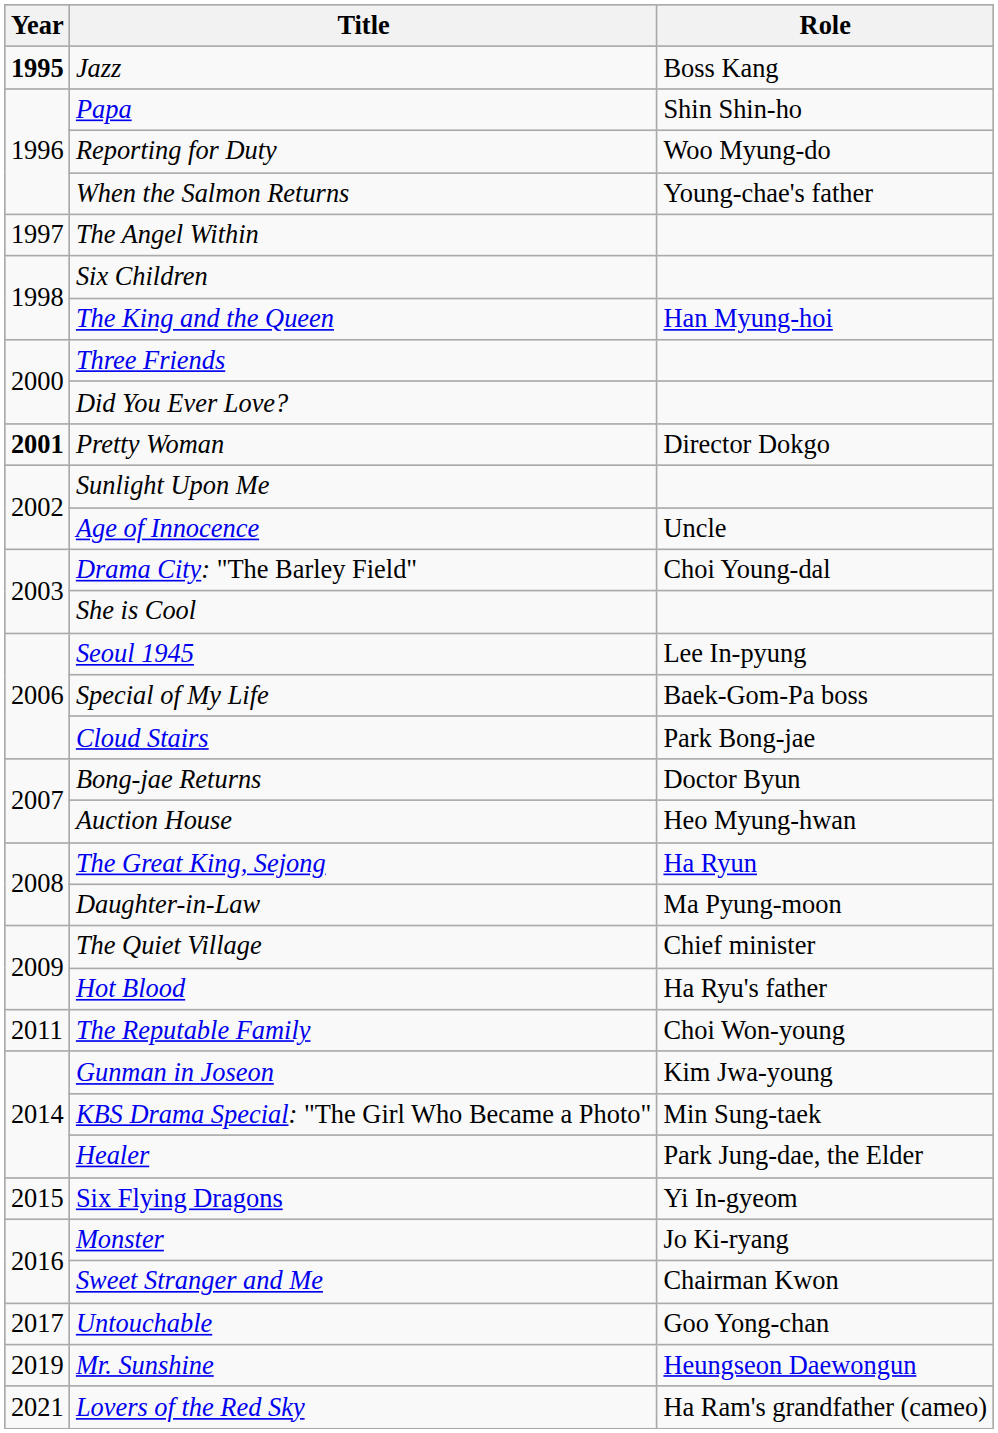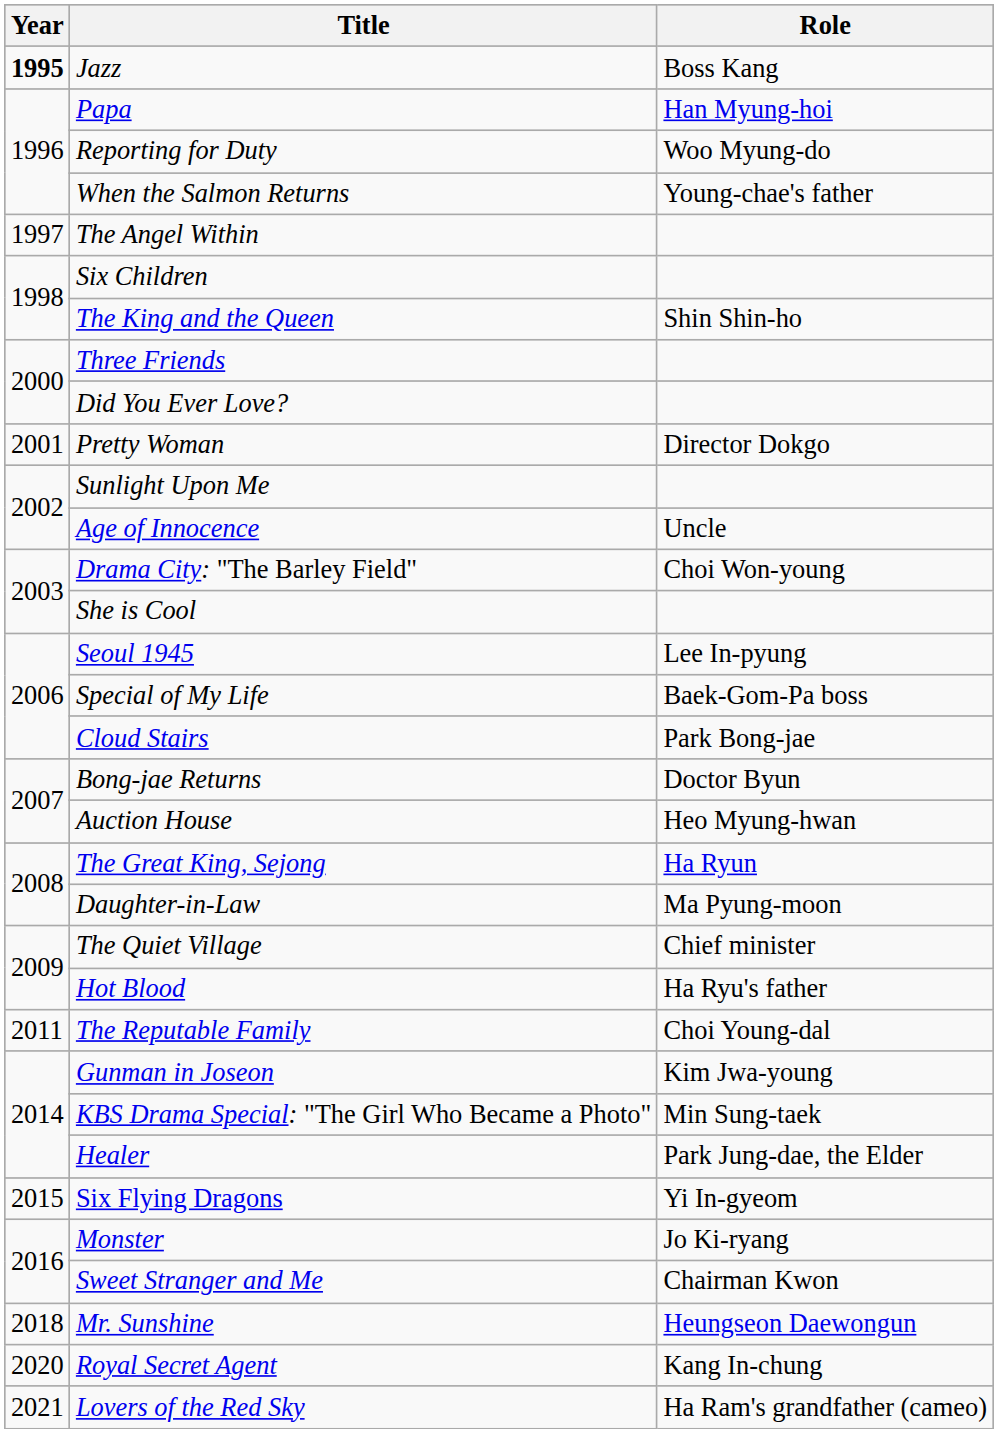(733, 109) Shin Shin-ho -> (748, 109) Han Myung-hoi
(748, 318) Han Myung-hoi -> (733, 318) Shin Shin-ho
(37, 444) bold -> (37, 444) normal
(747, 569) Choi Young-dal -> (754, 569) Choi Won-young
(754, 1030) Choi Won-young -> (747, 1030) Choi Young-dal
- row: (144, 1323)
(37, 1365) 2019 -> (37, 1323) 2018
+ row: (176, 1365)
